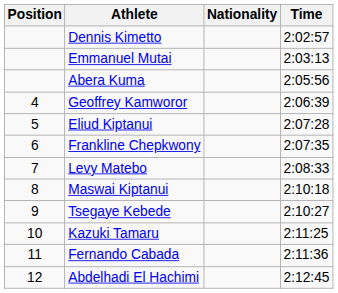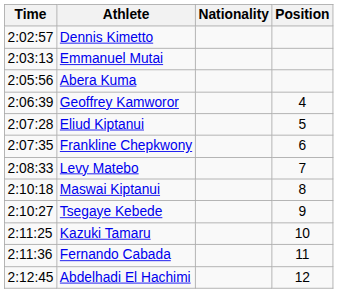columns swapped: (35, 15) <-> (307, 15)
